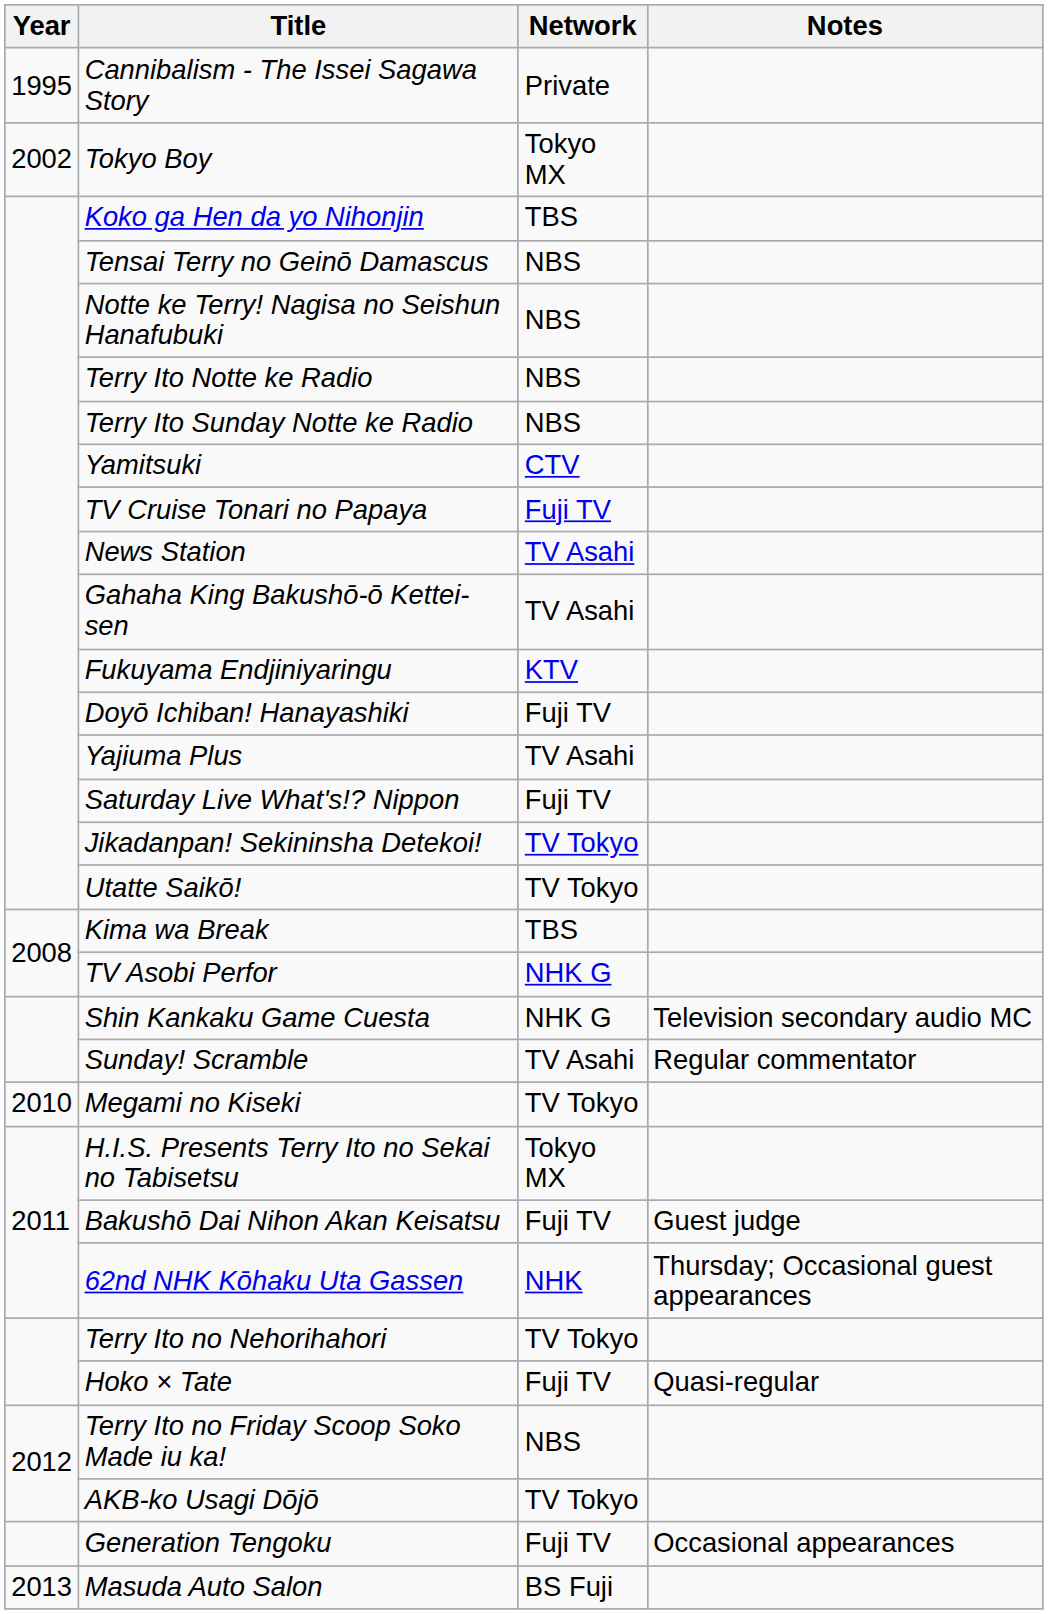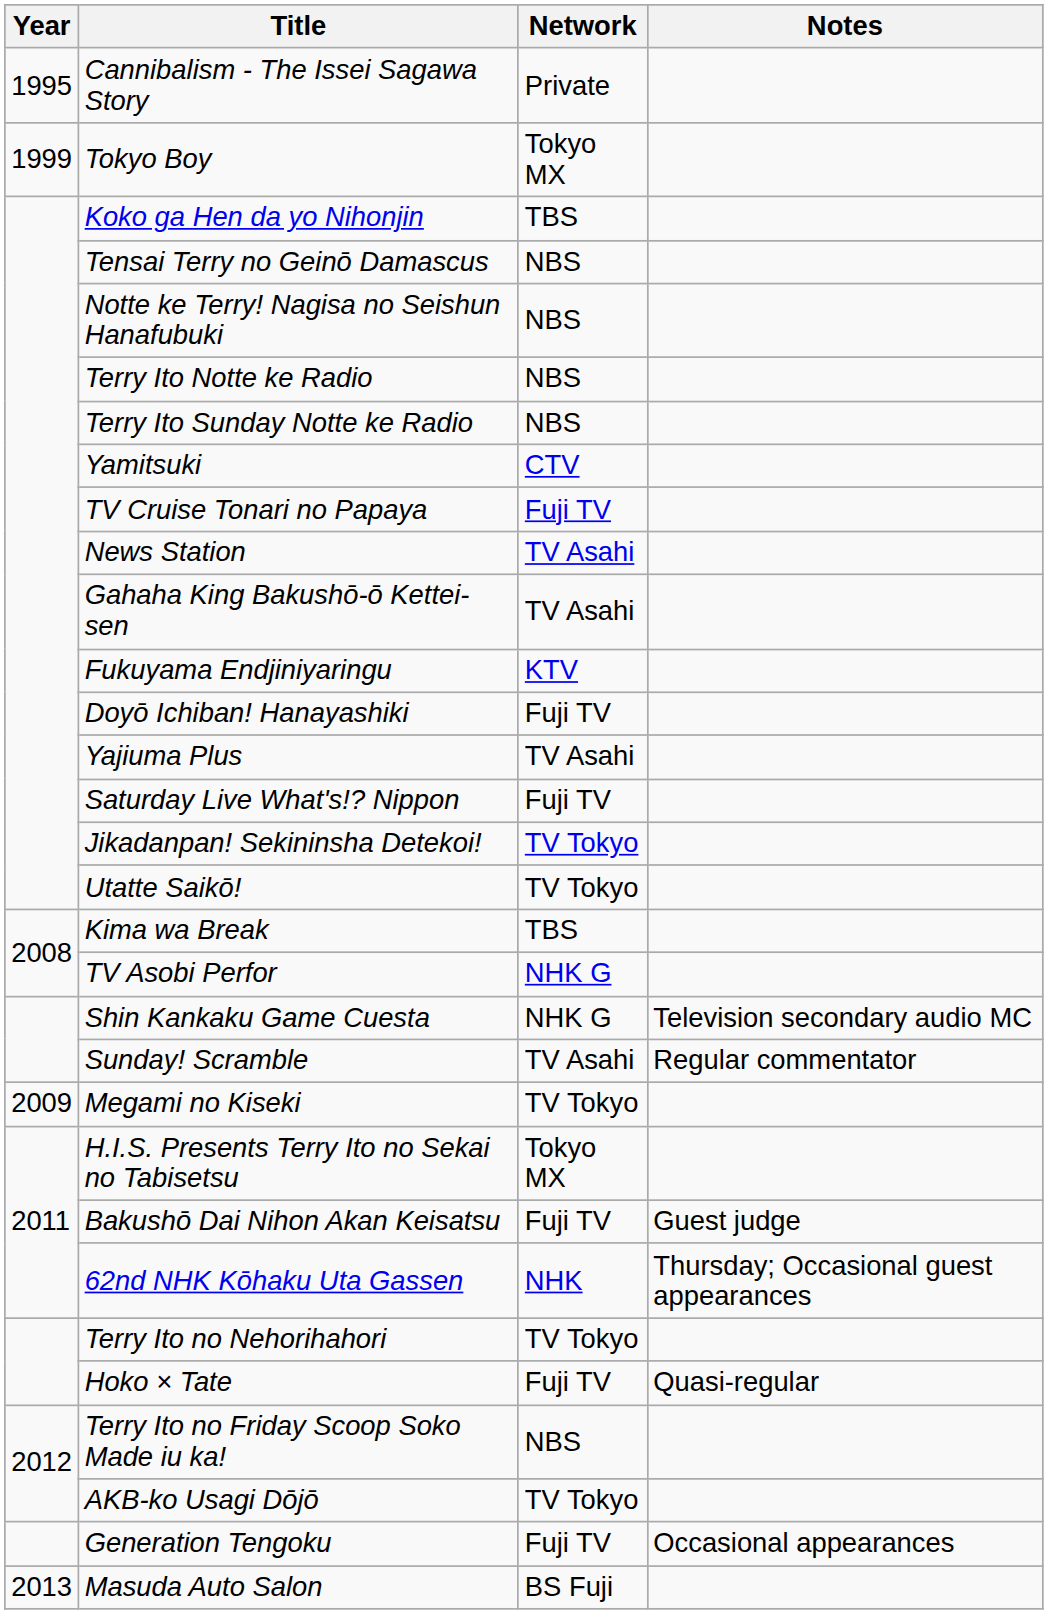(42, 159) 2002 -> (42, 159) 1999
(42, 1103) 2010 -> (42, 1103) 2009
